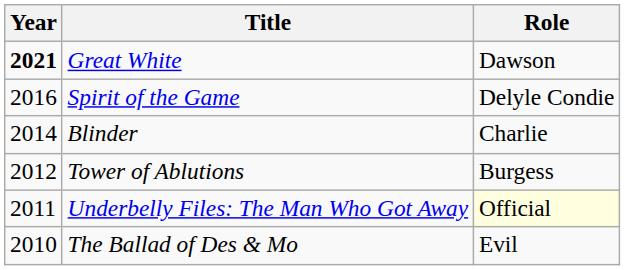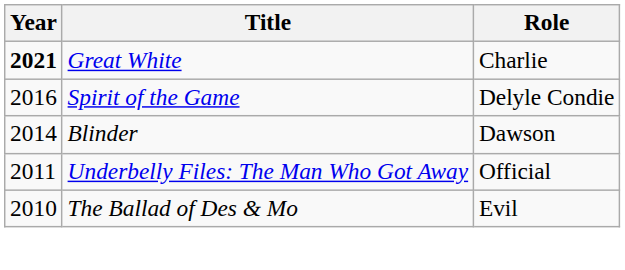(517, 60) Dawson -> (513, 60) Charlie
(513, 134) Charlie -> (517, 134) Dawson
- row: (156, 171)
(515, 208) lightyellow background -> (515, 171) no background
